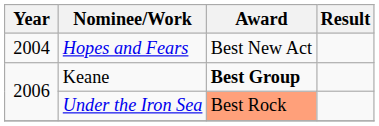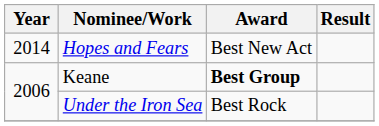(32, 47) 2004 -> (32, 47) 2014
(249, 105) lightsalmon background -> (249, 105) no background
